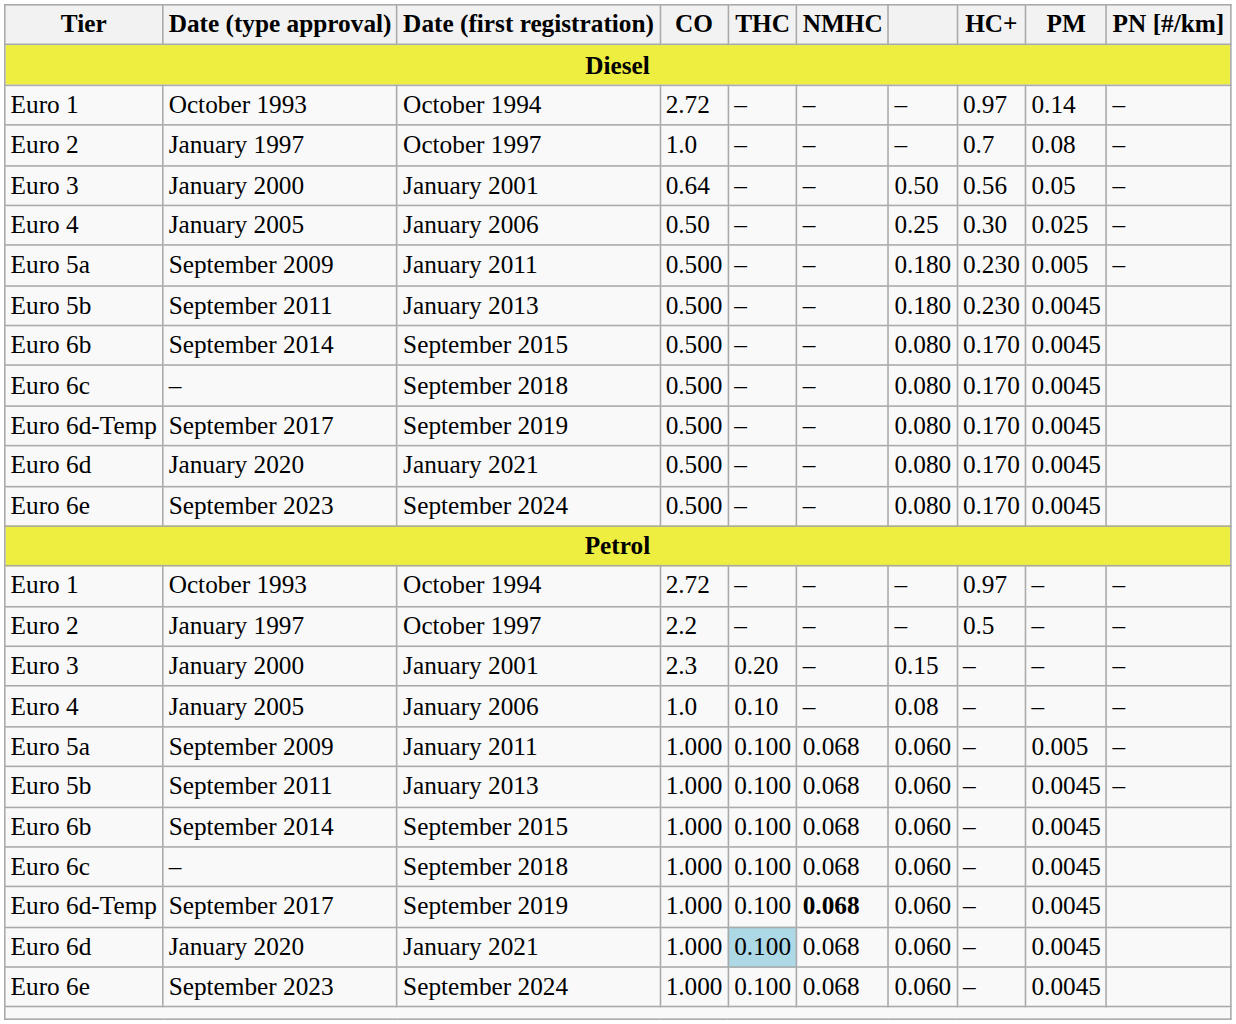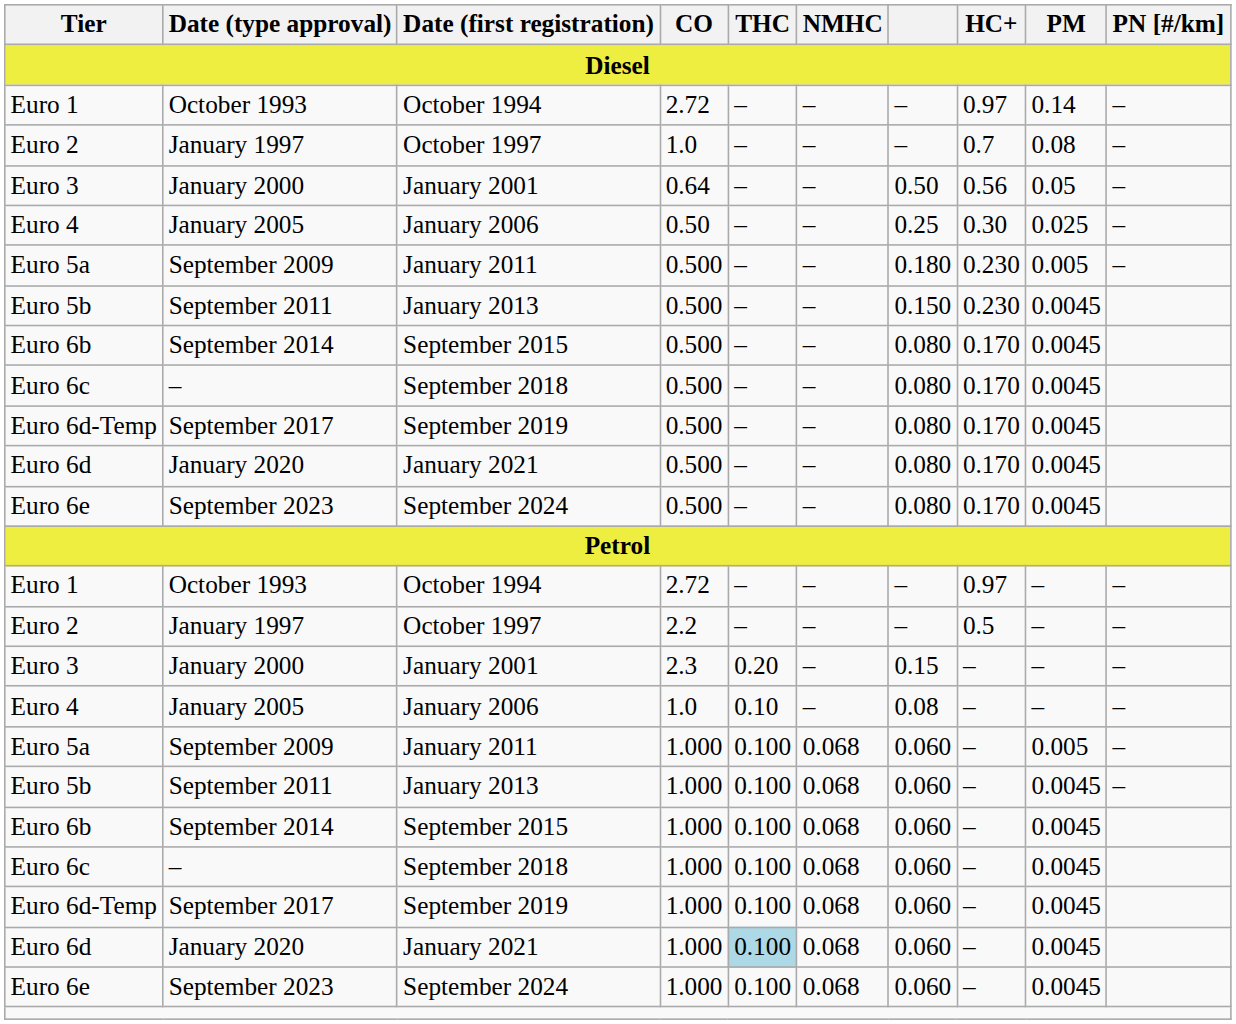(923, 305) 0.180 -> (923, 305) 0.150
(831, 906) bold -> (831, 906) normal
